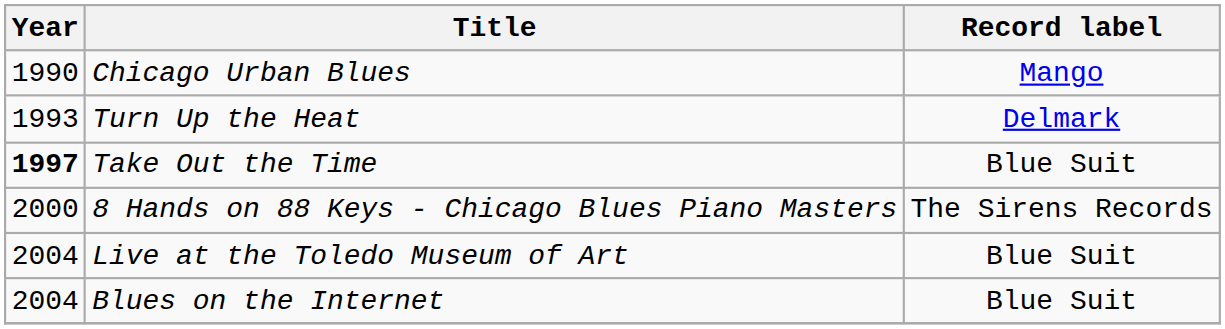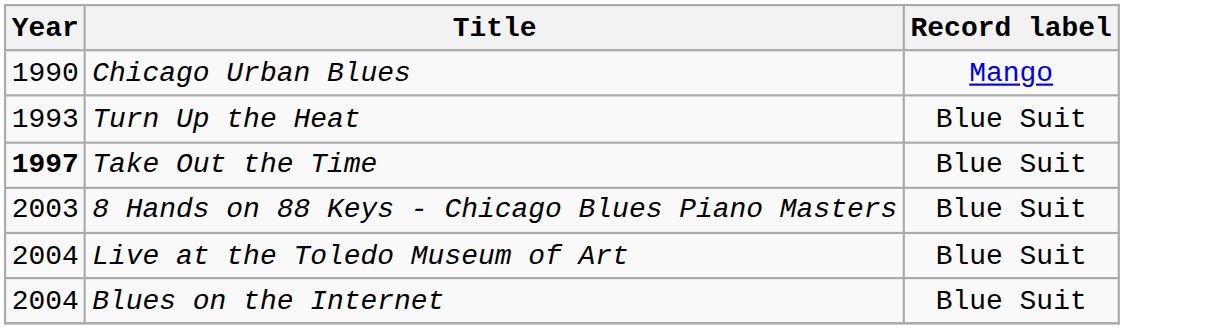(1062, 119) Delmark -> (1011, 119) Blue Suit
(45, 210) 2000 -> (45, 210) 2003
(1062, 210) The Sirens Records -> (1011, 210) Blue Suit
